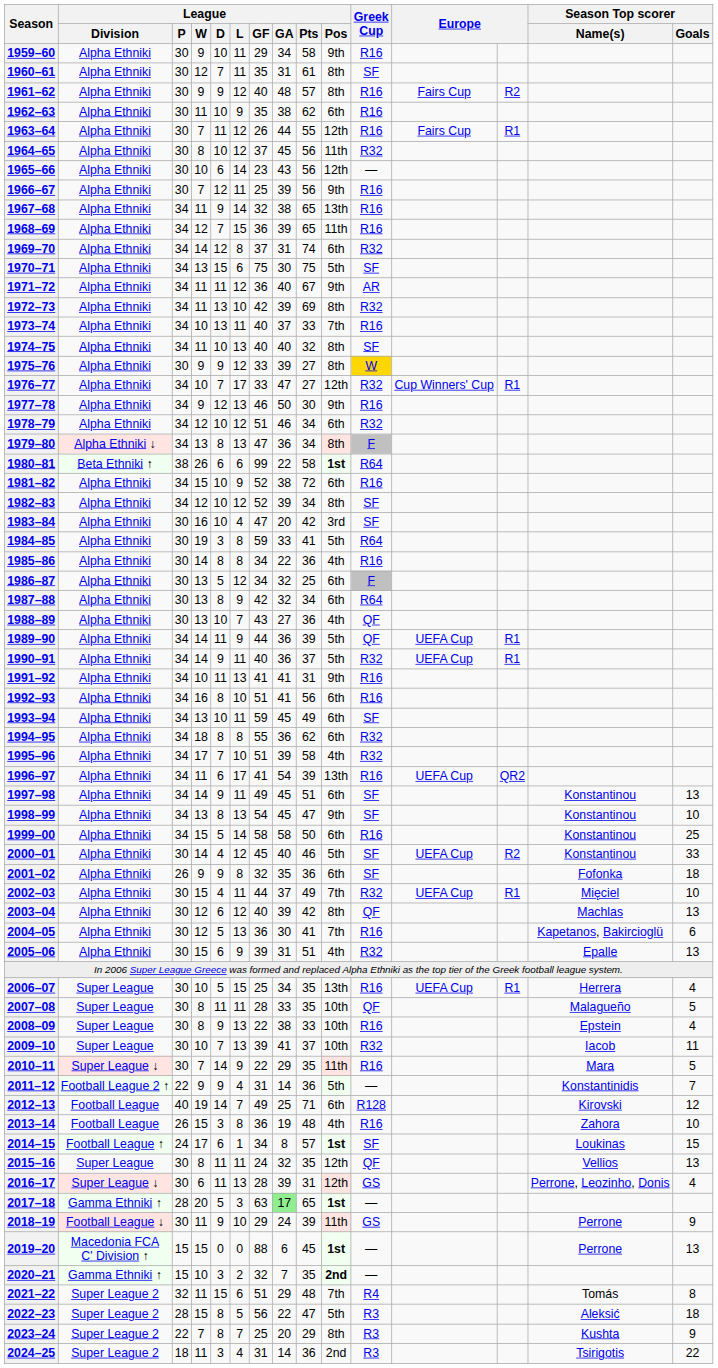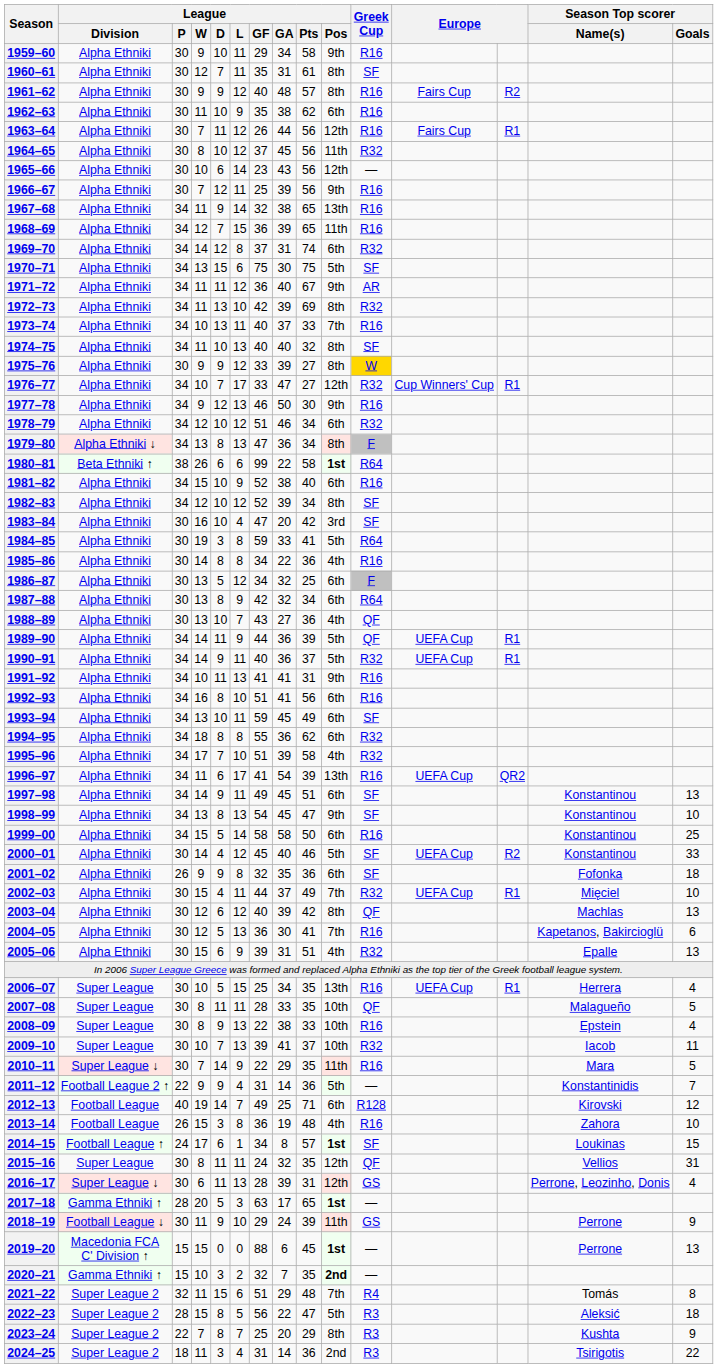(309, 131) 55 -> (309, 131) 56
(309, 483) 72 -> (309, 483) 40
(692, 1163) 13 -> (692, 1163) 31
(284, 1202) lightgreen background -> (284, 1202) no background
